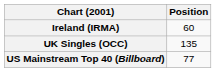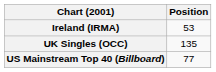(189, 28) 60 -> (189, 28) 53
